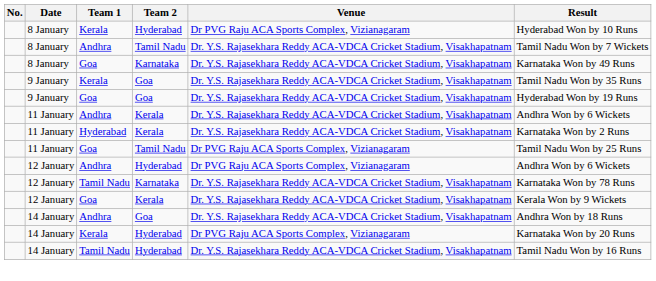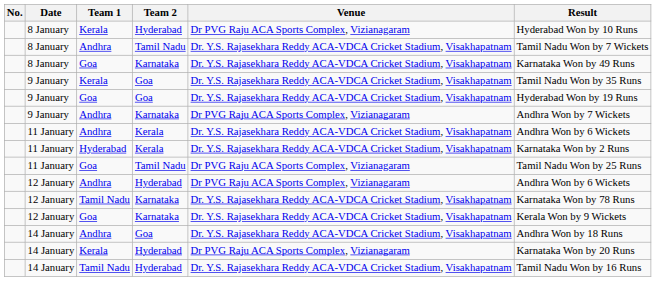+ row: (48, 115)
(149, 200) Kerala -> (157, 217) Karnataka
